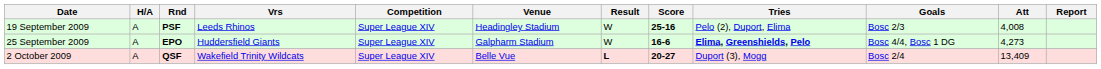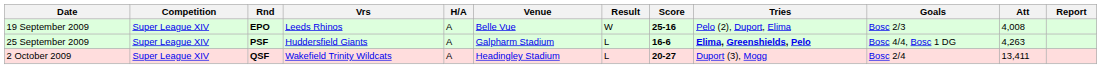columns swapped: (414, 11) <-> (145, 11)
(171, 26) PSF -> (260, 26) EPO
(517, 26) Headingley Stadium -> (496, 26) Belle Vue
(172, 41) EPO -> (259, 41) PSF
(608, 41) W -> (607, 41) L
(1012, 41) 4,273 -> (1013, 41) 4,263
(495, 56) Belle Vue -> (518, 56) Headingley Stadium
(606, 56) bold -> (607, 56) normal
(1015, 56) 13,409 -> (1016, 56) 13,411
